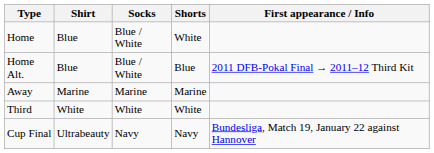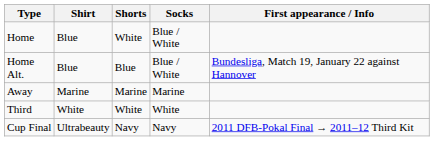columns swapped: (190, 13) <-> (142, 13)
(313, 67) 2011 DFB-Pokal Final → 2011–12 Third Kit -> (305, 67) Bundesliga, Match 19, January 22 against Hannover
(305, 133) Bundesliga, Match 19, January 22 against Hannover -> (313, 127) 2011 DFB-Pokal Final → 2011–12 Third Kit
